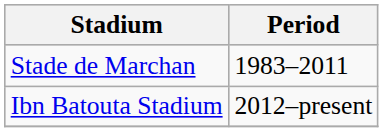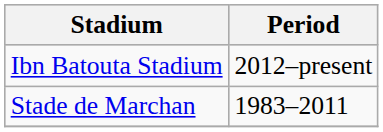rows swapped: (103, 65) <-> (117, 106)
